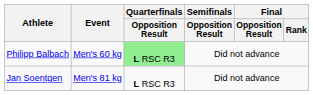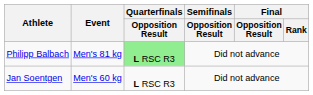(97, 54) Men's 60 kg -> (97, 54) Men's 81 kg
(97, 79) Men's 81 kg -> (97, 79) Men's 60 kg
